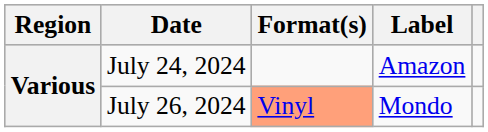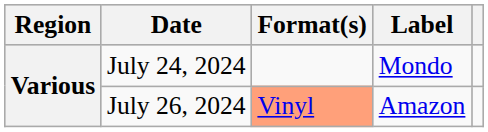(422, 65) Amazon -> (416, 65) Mondo
(416, 106) Mondo -> (422, 106) Amazon
